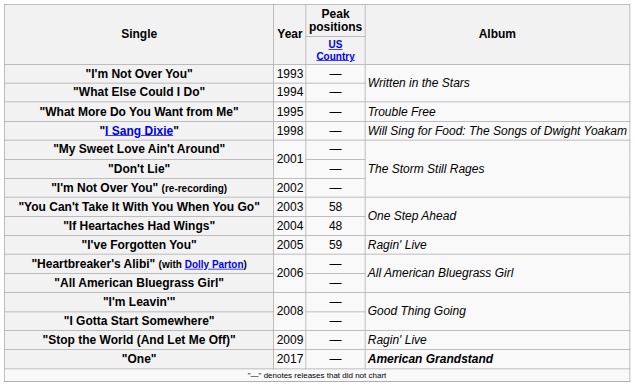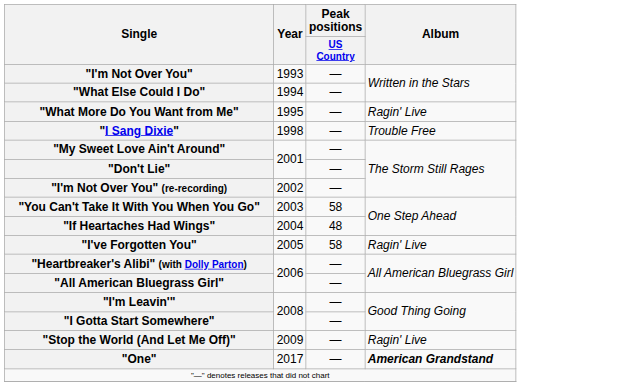(402, 111) Trouble Free -> (397, 111) Ragin' Live
(497, 130) Will Sing for Food: The Songs of Dwight Yoakam -> (402, 130) Trouble Free
(336, 245) 59 -> (336, 245) 58
